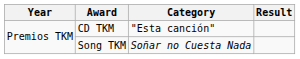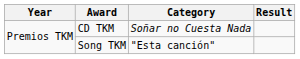(173, 29) "Esta canción" -> (191, 29) Soñar no Cuesta Nada
(191, 45) Soñar no Cuesta Nada -> (173, 45) "Esta canción"
